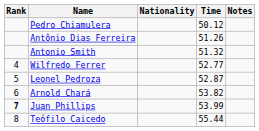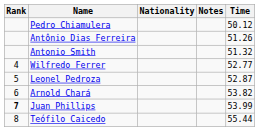columns swapped: (211, 11) <-> (240, 11)
